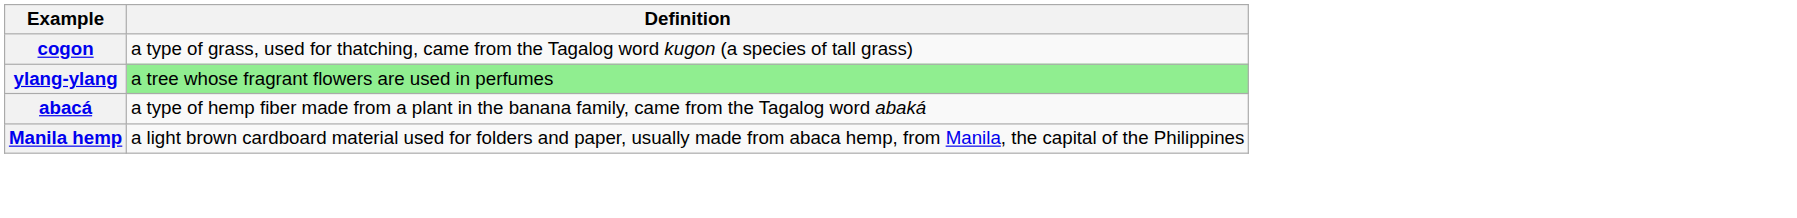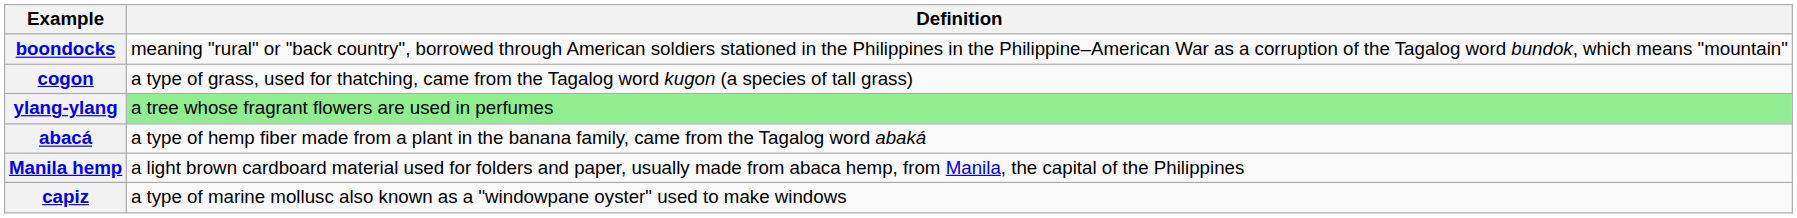+ row: (66, 49)
+ row: (66, 197)
